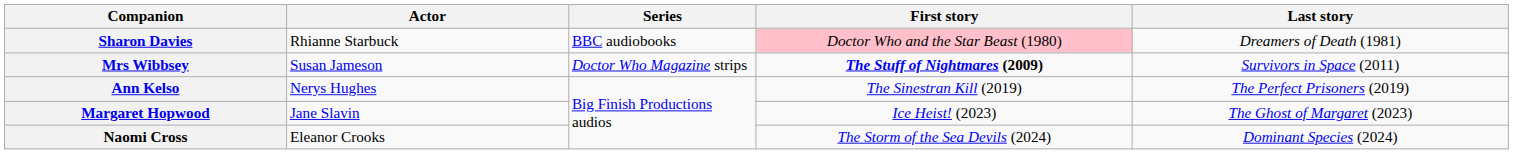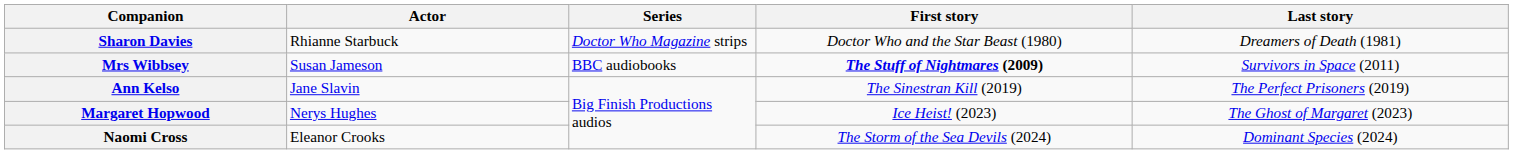(624, 40) BBC audiobooks -> (659, 40) Doctor Who Magazine strips
(944, 40) pink background -> (944, 40) no background
(659, 64) Doctor Who Magazine strips -> (624, 64) BBC audiobooks
(333, 88) Nerys Hughes -> (325, 88) Jane Slavin
(325, 112) Jane Slavin -> (333, 112) Nerys Hughes
